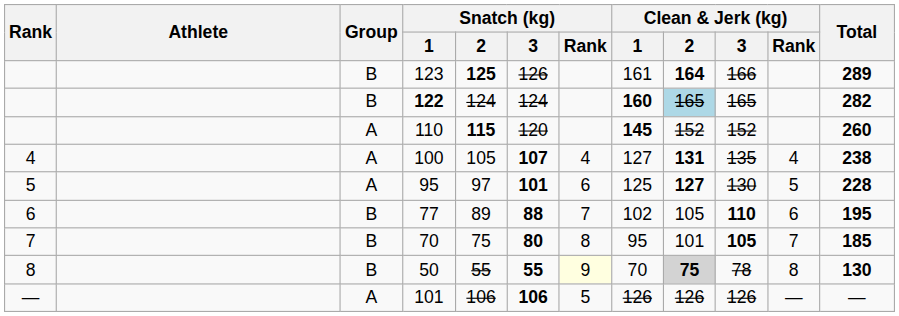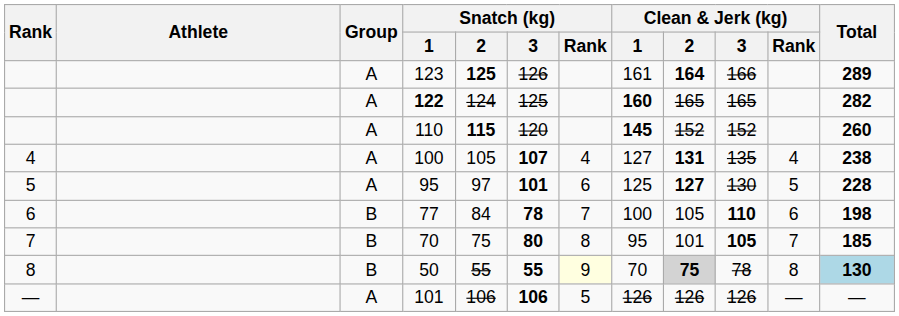(371, 74) B -> (371, 74) A
(371, 102) B -> (371, 102) A
(533, 102) 124 -> (533, 102) 125
(689, 102) lightblue background -> (689, 102) no background
(481, 213) 89 -> (481, 213) 84
(533, 213) 88 -> (533, 213) 78
(637, 213) 102 -> (637, 213) 100
(857, 213) 195 -> (857, 213) 198
(857, 269) no background -> (857, 269) lightblue background
